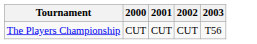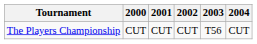+ column: (239, 13)
